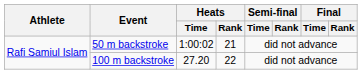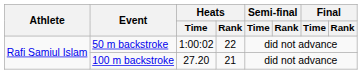(230, 45) 21 -> (230, 45) 22
(230, 61) 22 -> (230, 61) 21
